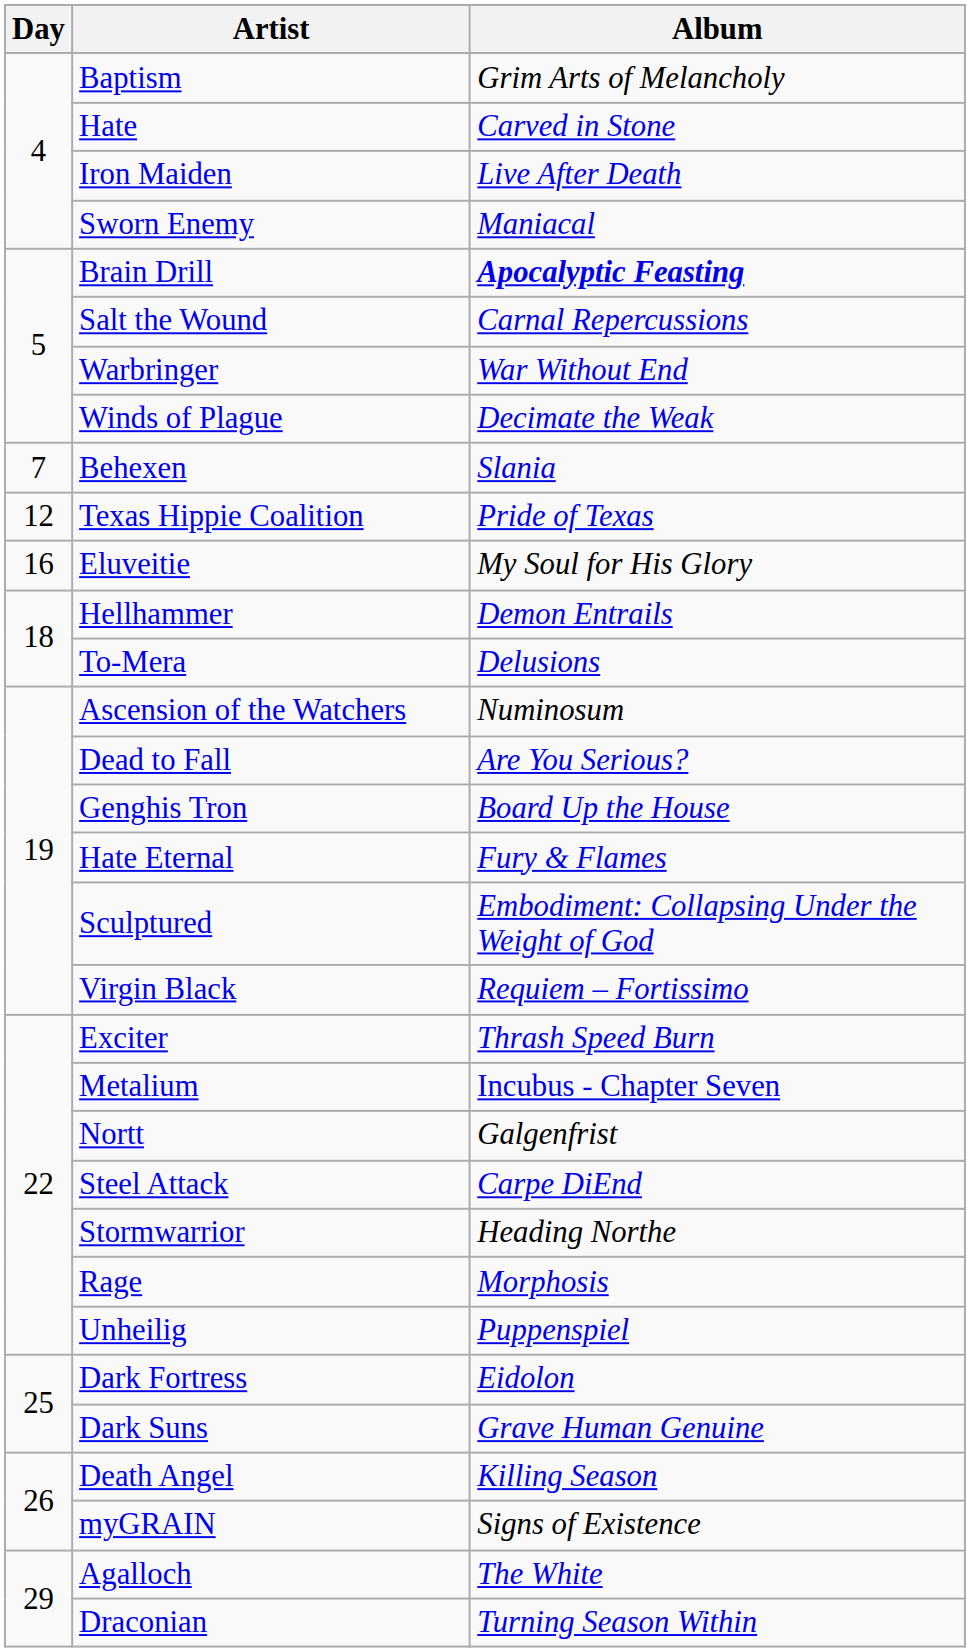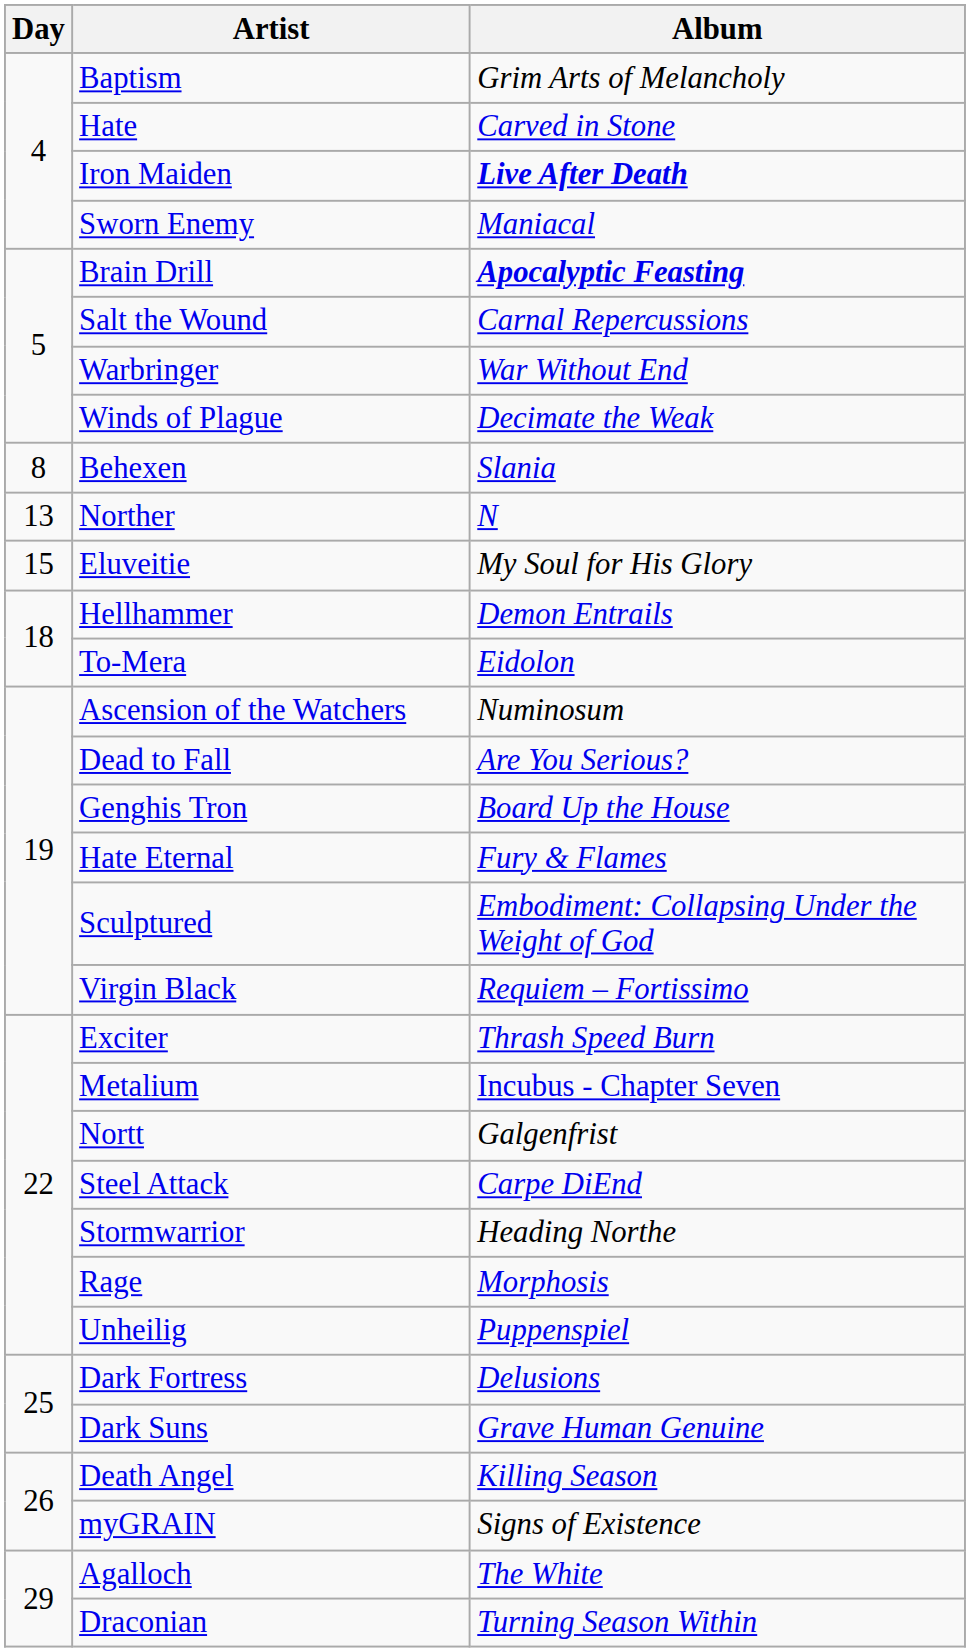(579, 175) normal -> (583, 175) bold
(38, 467) 7 -> (38, 467) 8
- row: (221, 516)
+ row: (127, 516)
(38, 564) 16 -> (38, 564) 15
(539, 662) Delusions -> (526, 662) Eidolon
(526, 1378) Eidolon -> (539, 1378) Delusions
